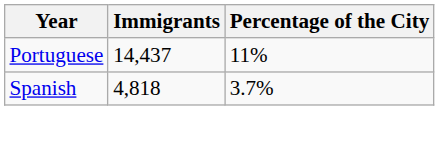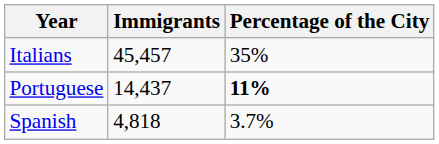+ row: (41, 54)
(249, 54) normal -> (250, 88) bold
